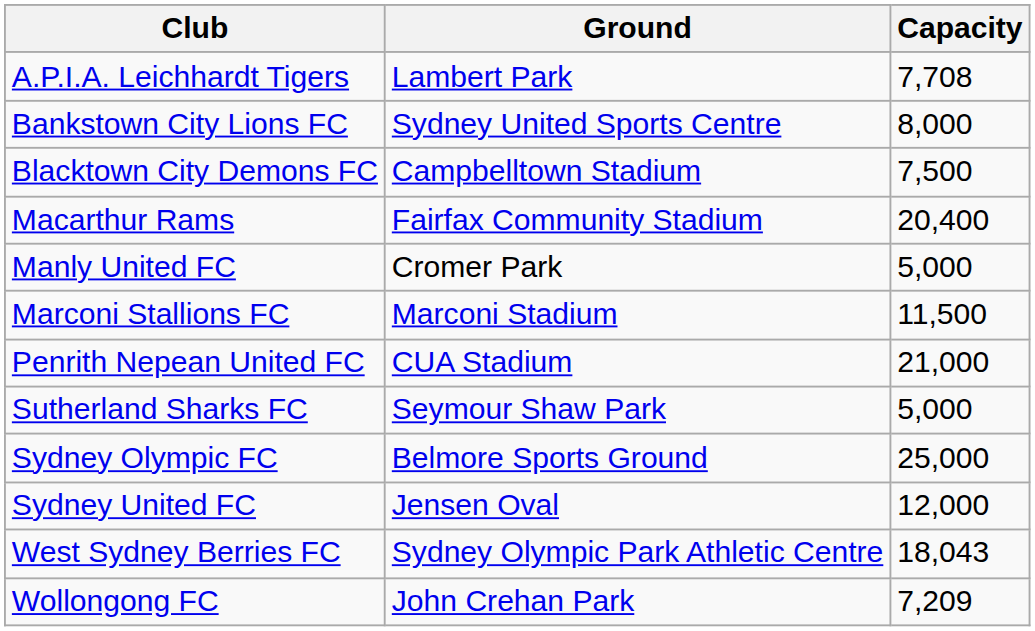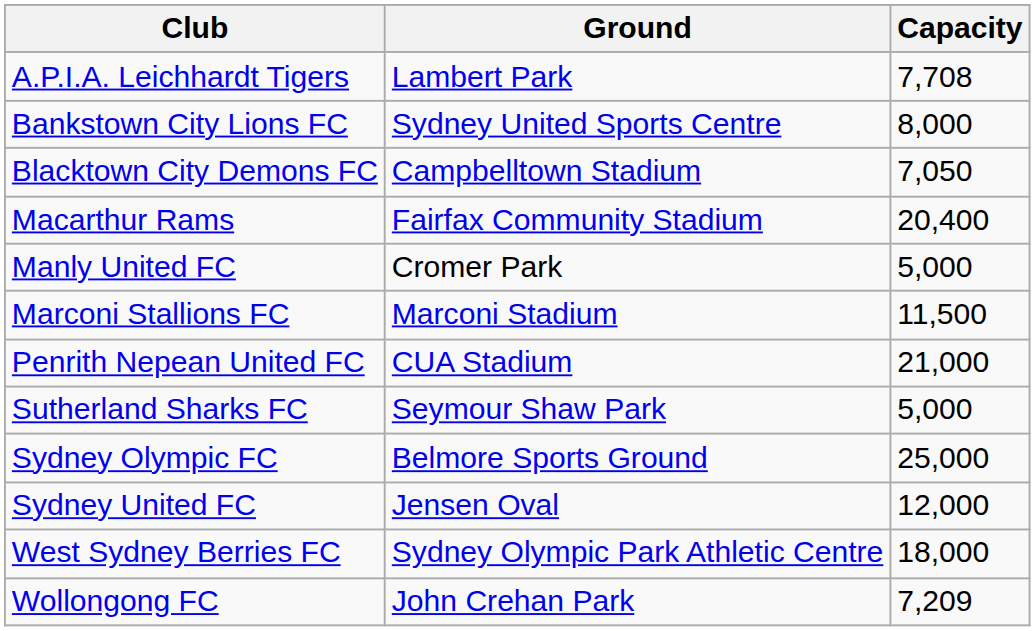(935, 171) 7,500 -> (935, 171) 7,050
(943, 553) 18,043 -> (943, 553) 18,000
